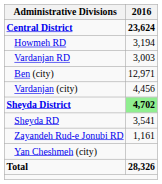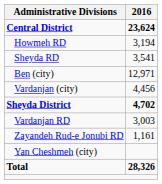rows swapped: (42, 58) <-> (37, 120)
(144, 105) lightgreen background -> (144, 105) no background
